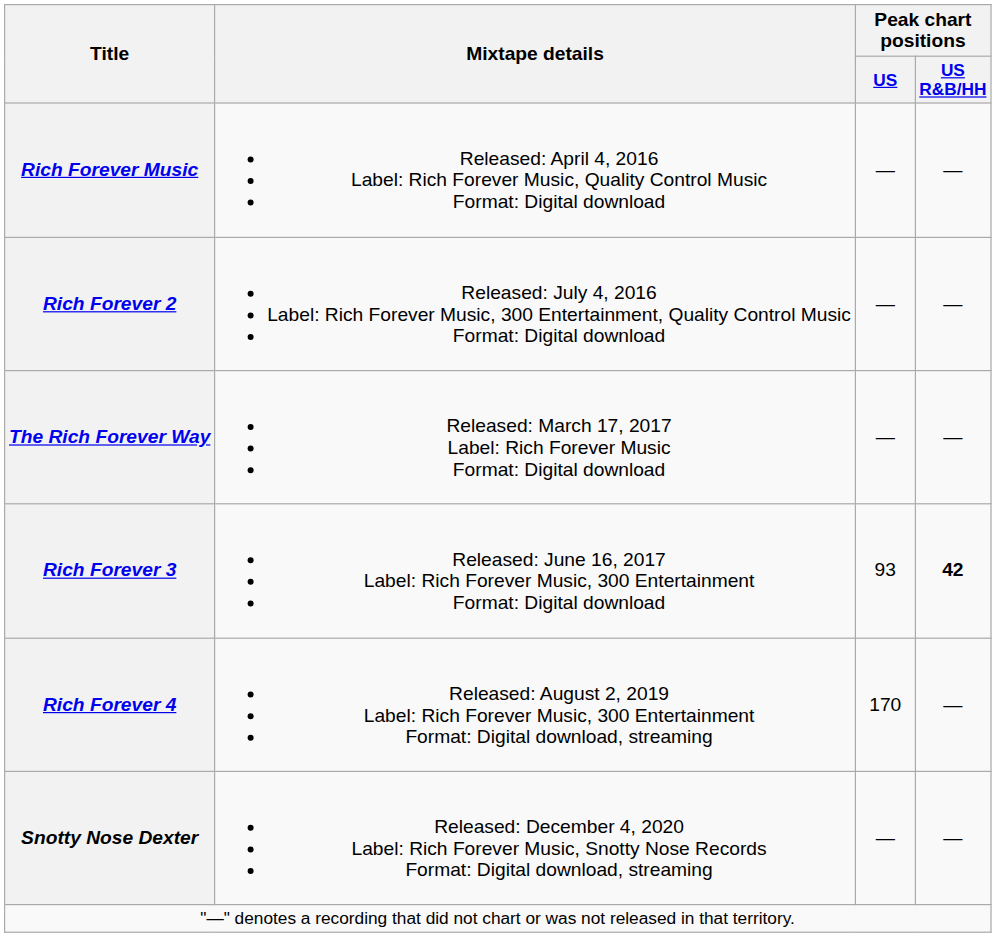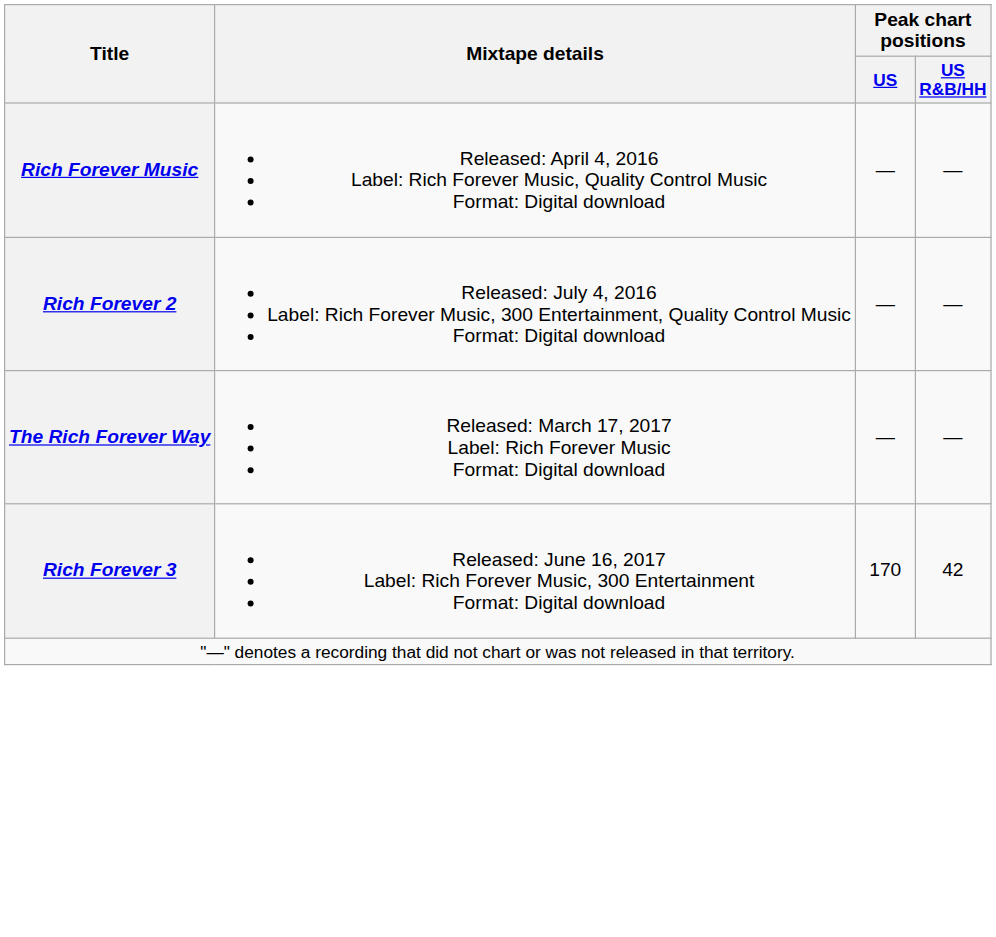(885, 570) 93 -> (885, 570) 170
(953, 570) bold -> (953, 570) normal
- row: (110, 704)
- row: (110, 838)
